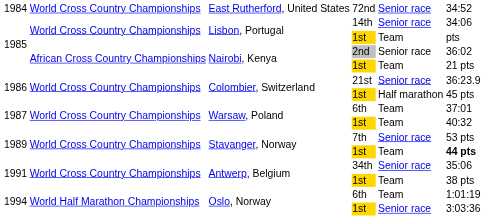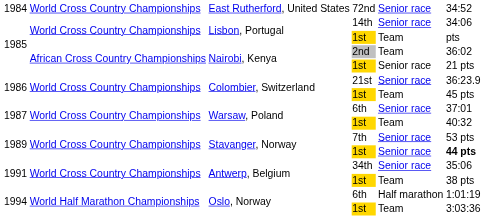(405, 51) Senior race -> (391, 51) Team
(391, 66) Team -> (405, 66) Senior race
(411, 94) Half marathon -> (391, 94) Team
(391, 109) Team -> (405, 109) Senior race
(391, 151) Team -> (405, 151) Senior race
(391, 194) Team -> (411, 194) Half marathon
(405, 209) Senior race -> (391, 209) Team
